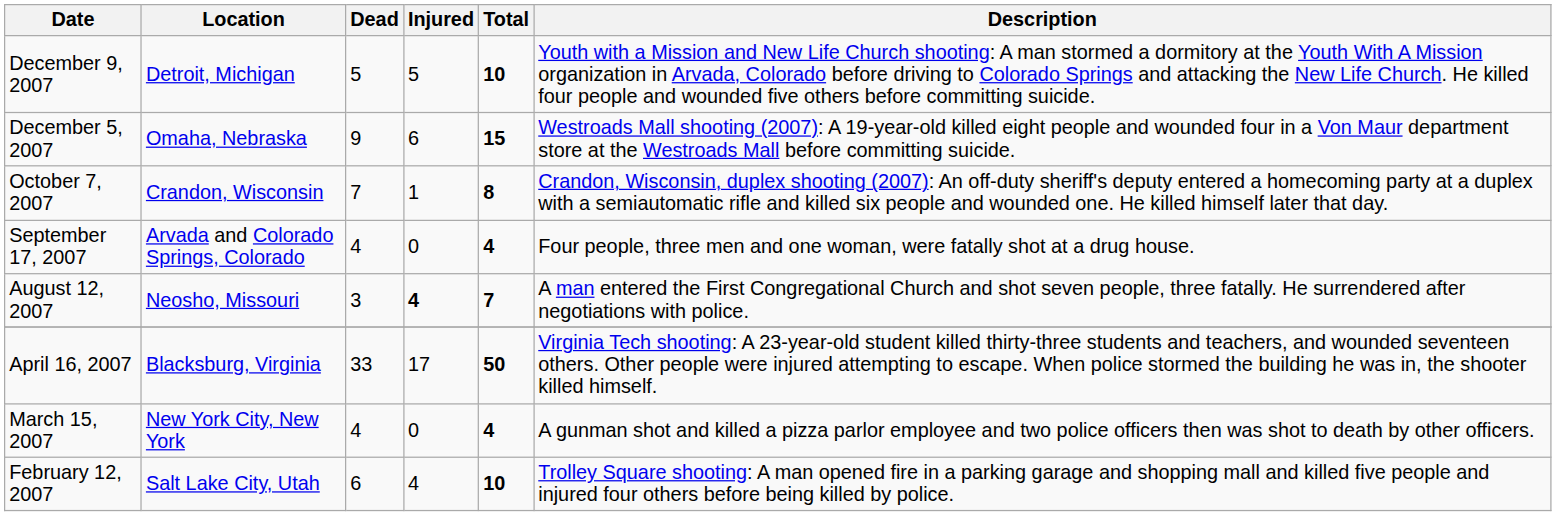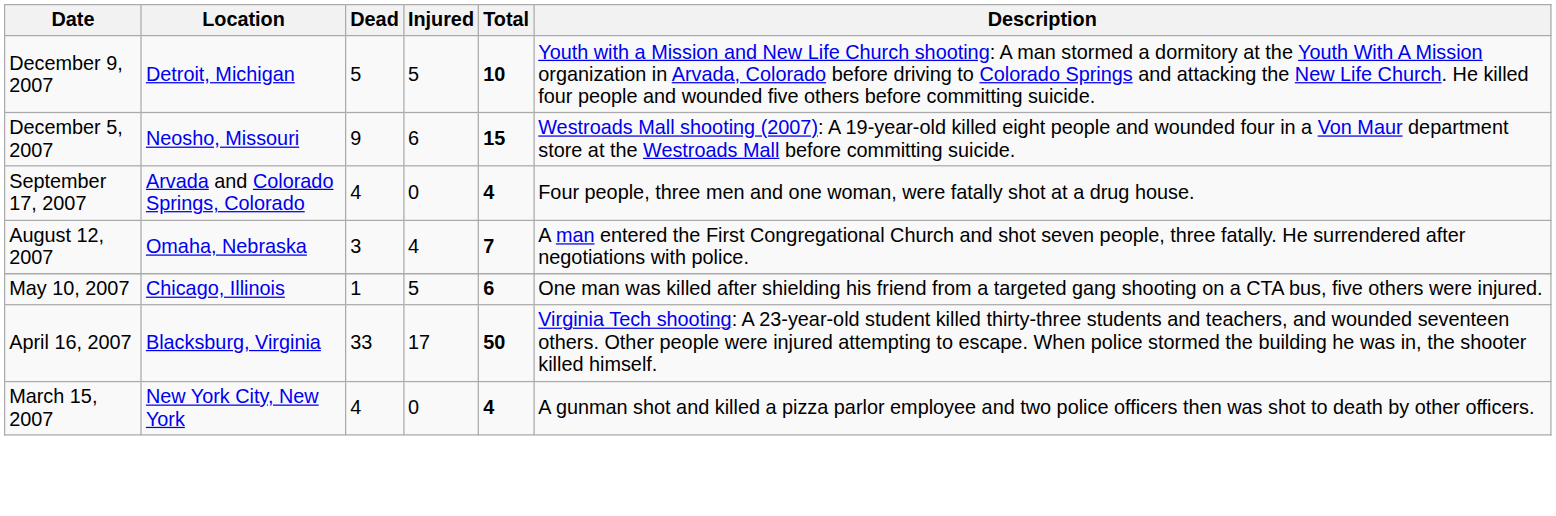(226, 138) Omaha, Nebraska -> (223, 138) Neosho, Missouri
- row: (56, 192)
(223, 300) Neosho, Missouri -> (226, 246) Omaha, Nebraska
(413, 300) bold -> (413, 246) normal
+ row: (69, 289)
- row: (65, 483)
